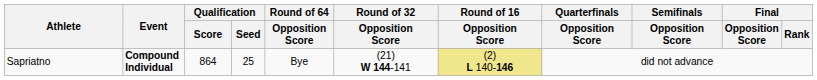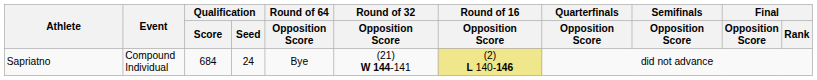(152, 62) bold -> (150, 62) normal
(208, 62) 864 -> (208, 62) 684
(248, 62) 25 -> (248, 62) 24
